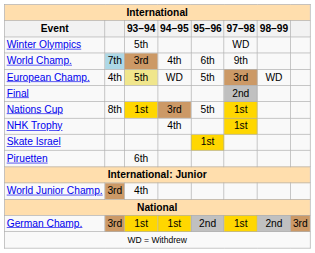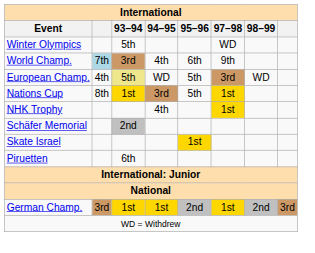- row: (18, 93)
+ row: (47, 126)
- row: (55, 191)
